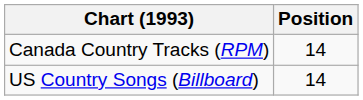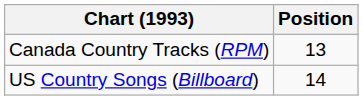(316, 49) 14 -> (316, 49) 13
